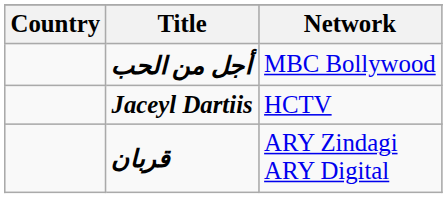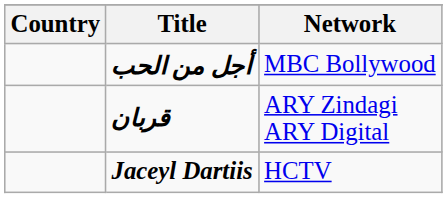rows swapped: (182, 104) <-> (141, 158)
